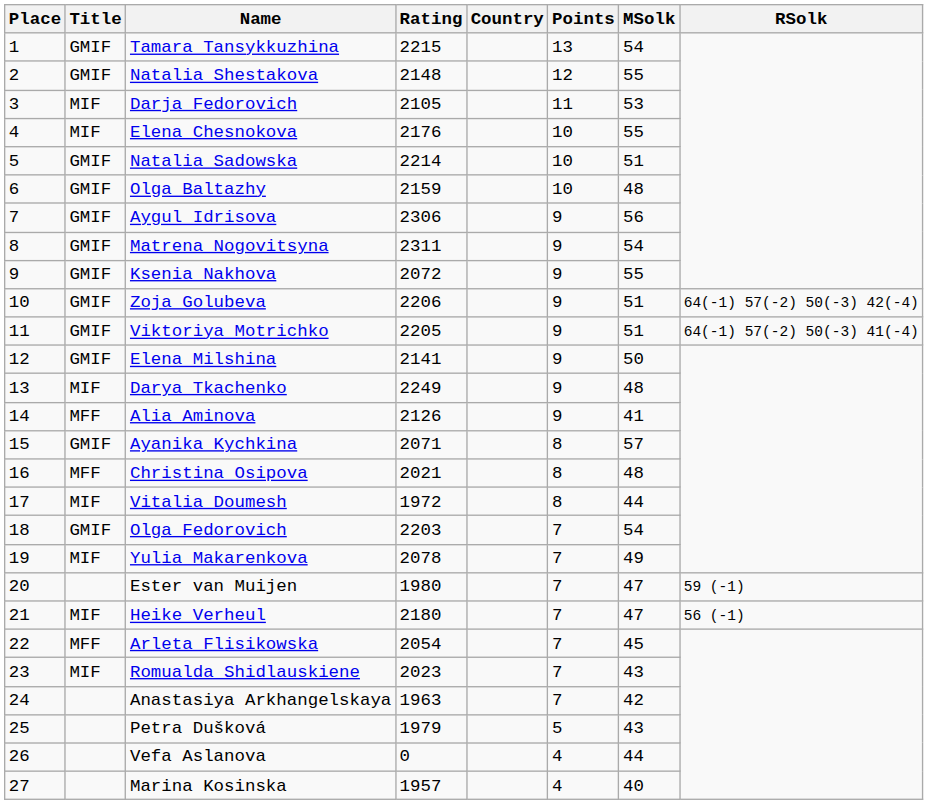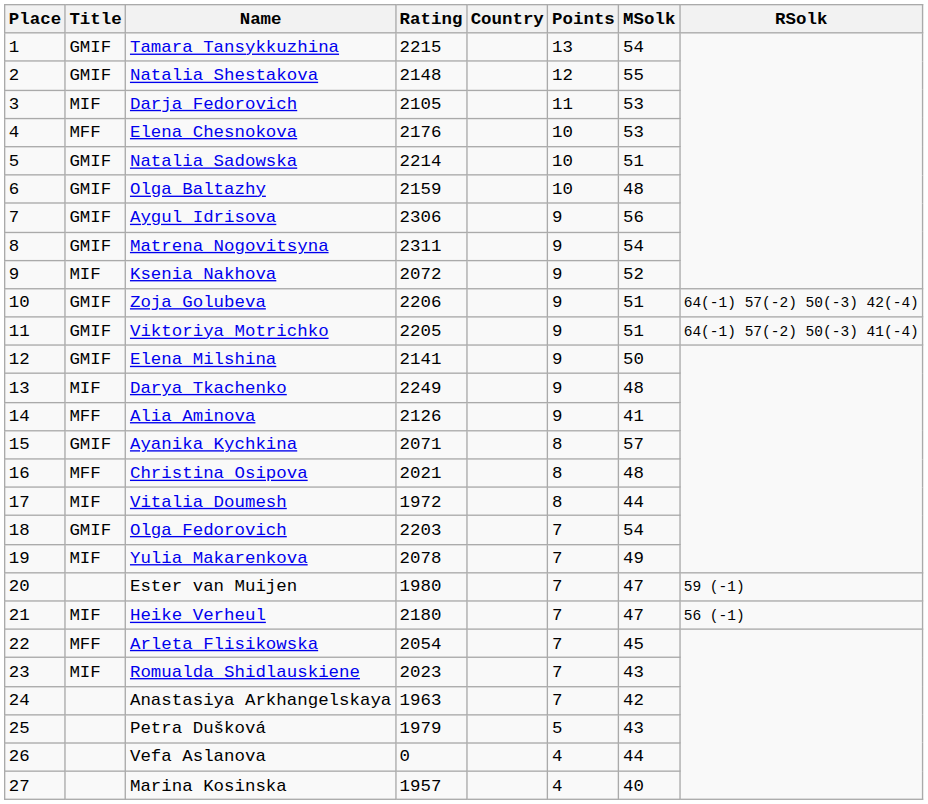(85, 132) MIF -> (85, 132) MFF
(634, 132) 55 -> (634, 132) 53
(90, 274) GMIF -> (85, 274) MIF
(634, 274) 55 -> (634, 274) 52
